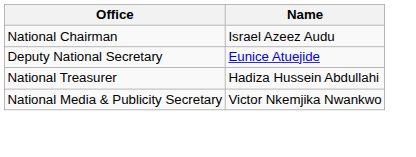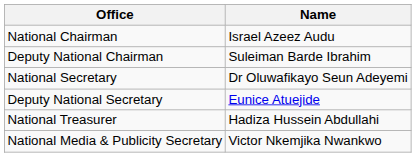+ row: (85, 57)
+ row: (62, 78)
